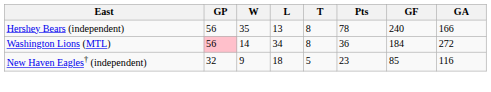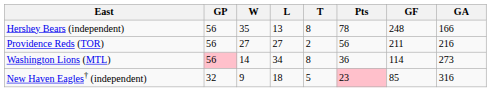(396, 28) 240 -> (396, 28) 248
+ row: (55, 44)
(396, 44) 184 -> (396, 60) 114
(446, 44) 272 -> (446, 60) 273
(344, 61) no background -> (344, 77) pink background
(446, 61) 116 -> (446, 77) 316
